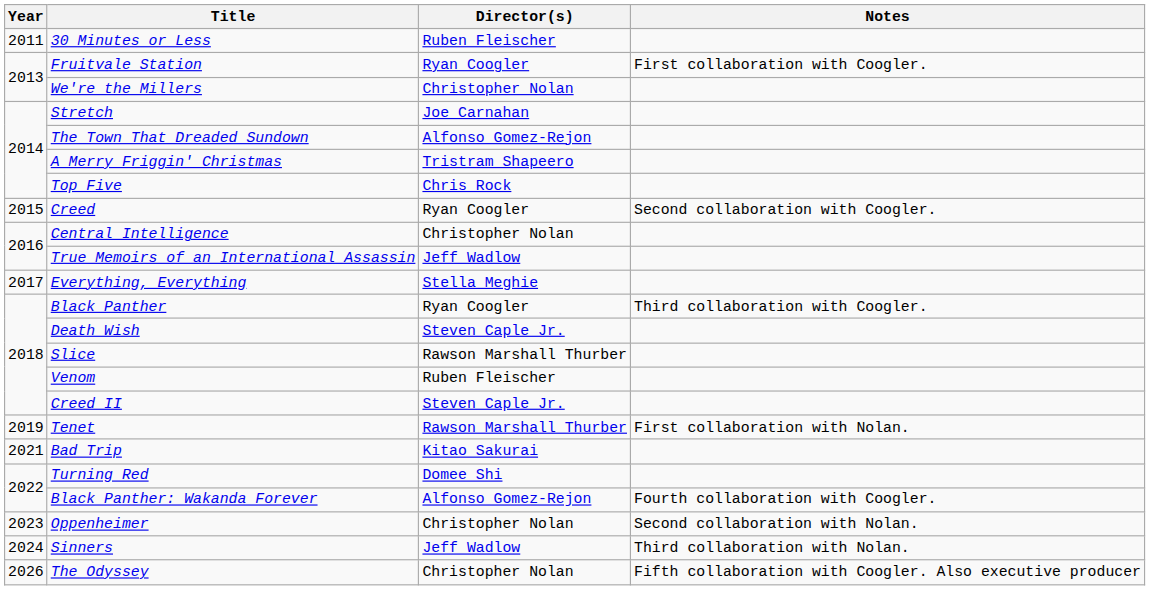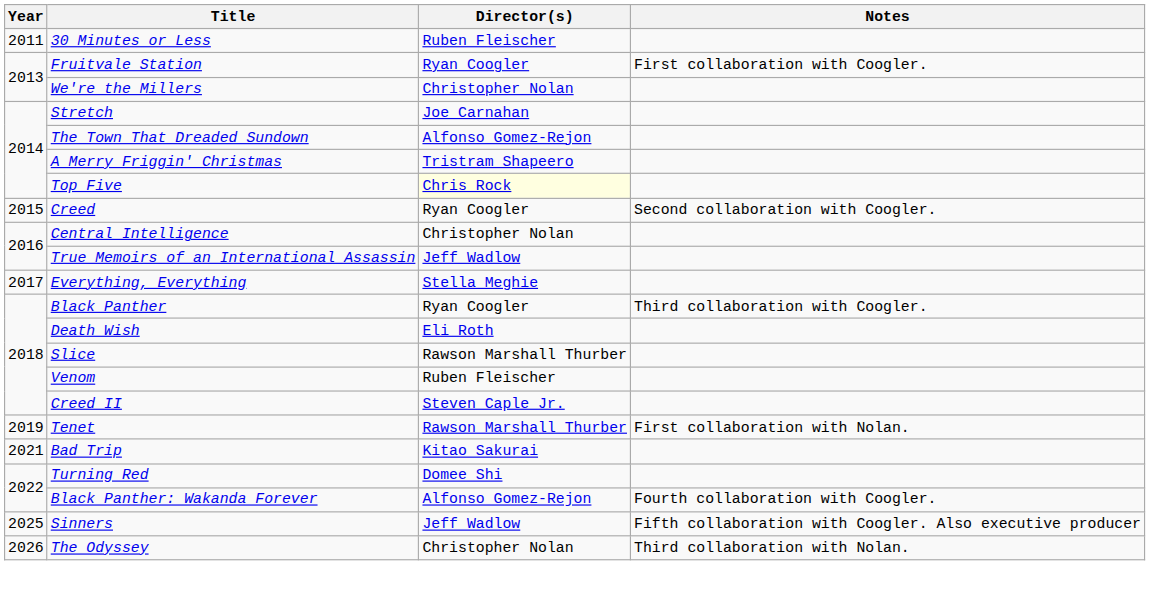(467, 186) no background -> (467, 186) lightyellow background
(494, 331) Steven Caple Jr. -> (458, 331) Eli Roth
- row: (100, 524)
(26, 548) 2024 -> (26, 524) 2025
(772, 548) Third collaboration with Nolan. -> (888, 524) Fifth collaboration with Coogler. Also executive producer
(888, 572) Fifth collaboration with Coogler. Also executive producer -> (772, 548) Third collaboration with Nolan.
